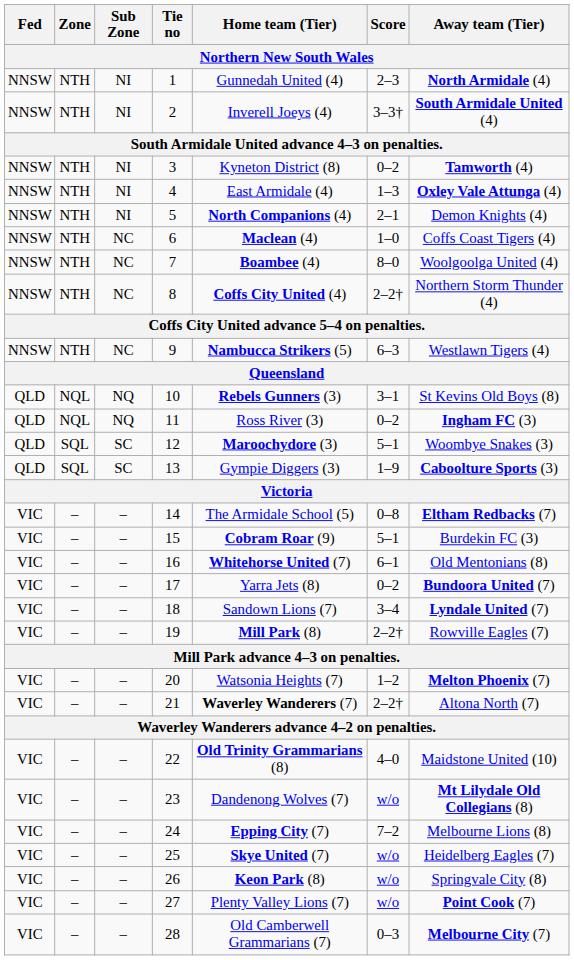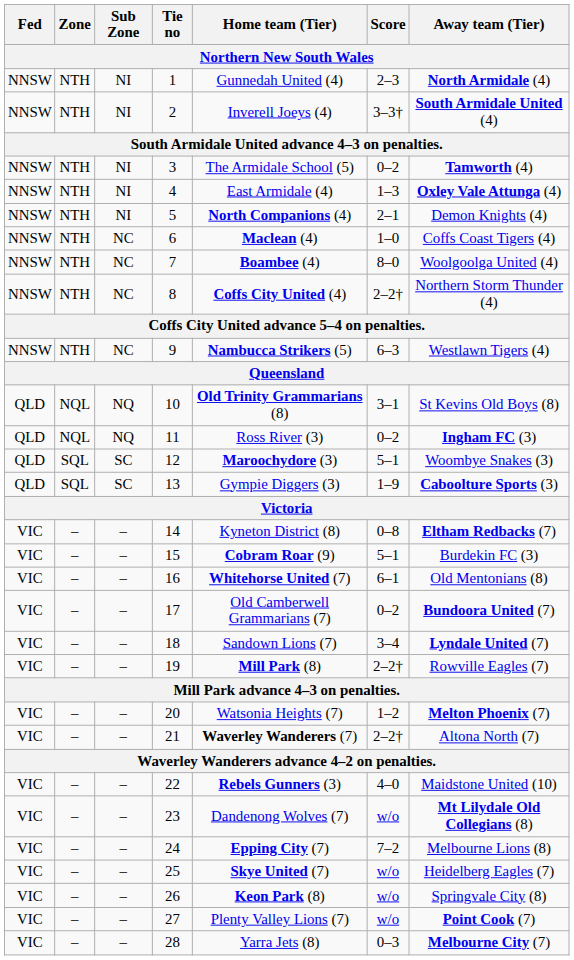(280, 167) Kyneton District (8) -> (280, 167) The Armidale School (5)
(280, 396) Rebels Gunners (3) -> (280, 405) Old Trinity Grammarians (8)
(280, 514) The Armidale School (5) -> (280, 531) Kyneton District (8)
(280, 585) Yarra Jets (8) -> (280, 610) Old Camberwell Grammarians (7)
(280, 759) Old Trinity Grammarians (8) -> (280, 784) Rebels Gunners (3)
(280, 934) Old Camberwell Grammarians (7) -> (280, 942) Yarra Jets (8)
